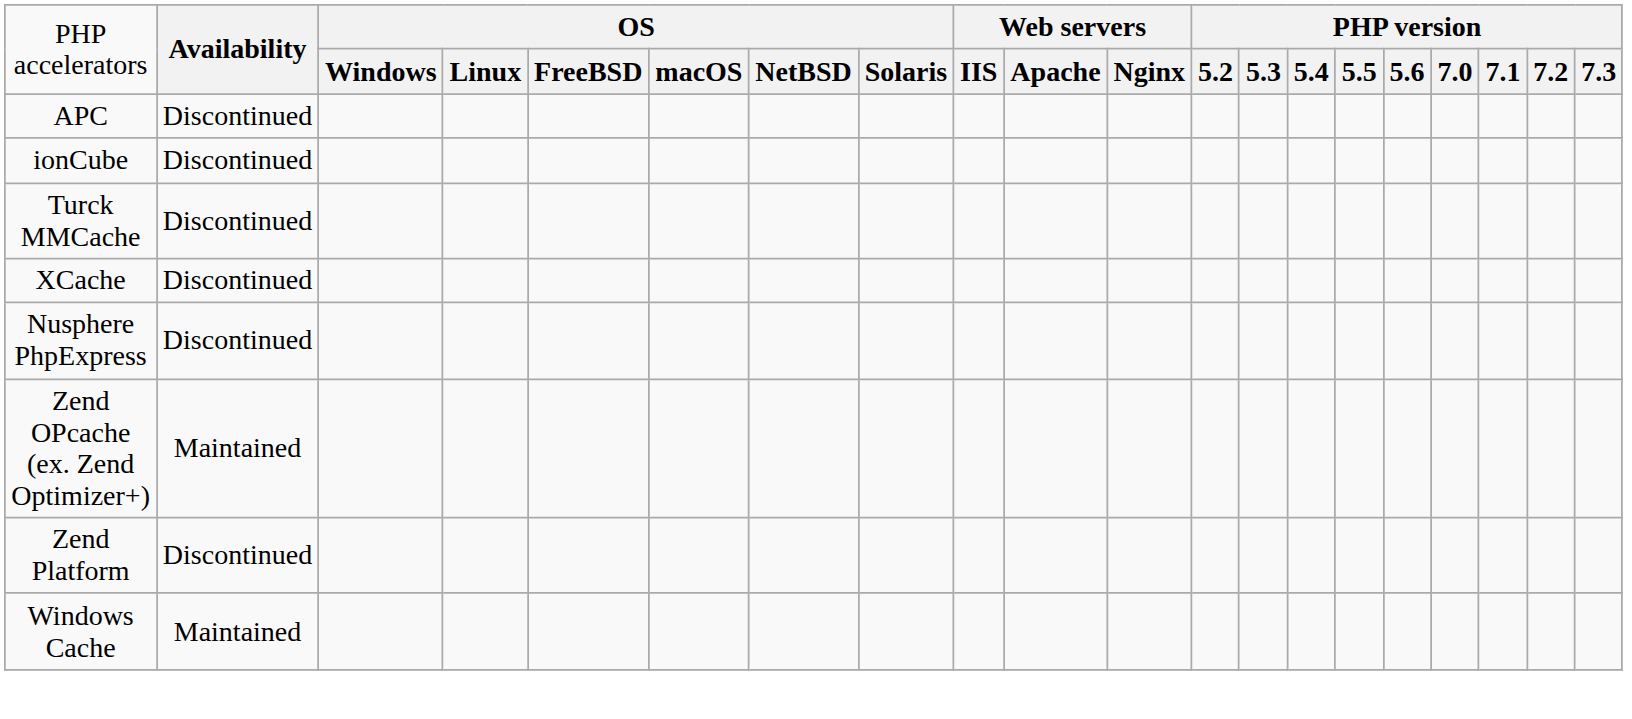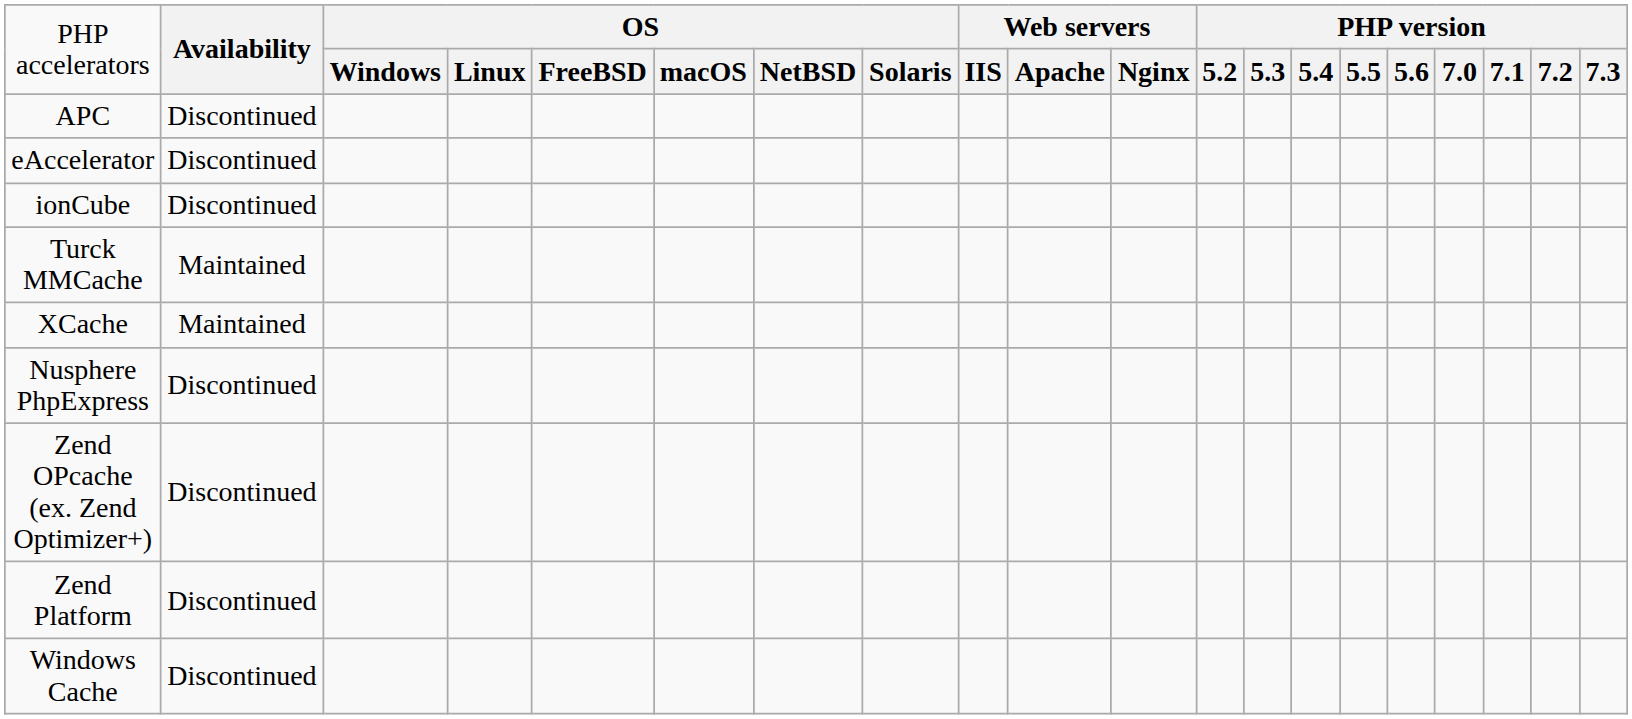+ row: (83, 159)
(238, 220) Discontinued -> (242, 264) Maintained
(238, 280) Discontinued -> (242, 324) Maintained
(238, 447) Maintained -> (242, 492) Discontinued
(238, 631) Maintained -> (242, 675) Discontinued
